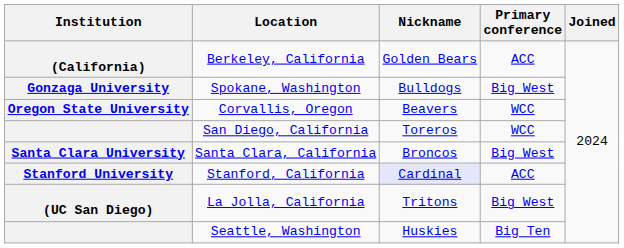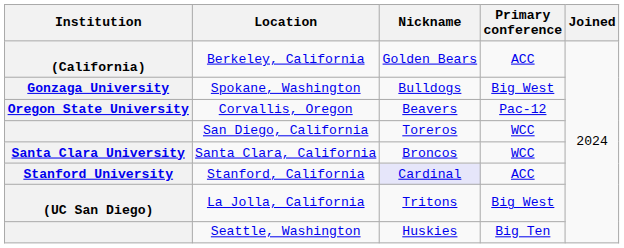(523, 110) WCC -> (523, 110) Pac-12
(523, 153) Big West -> (523, 153) WCC
